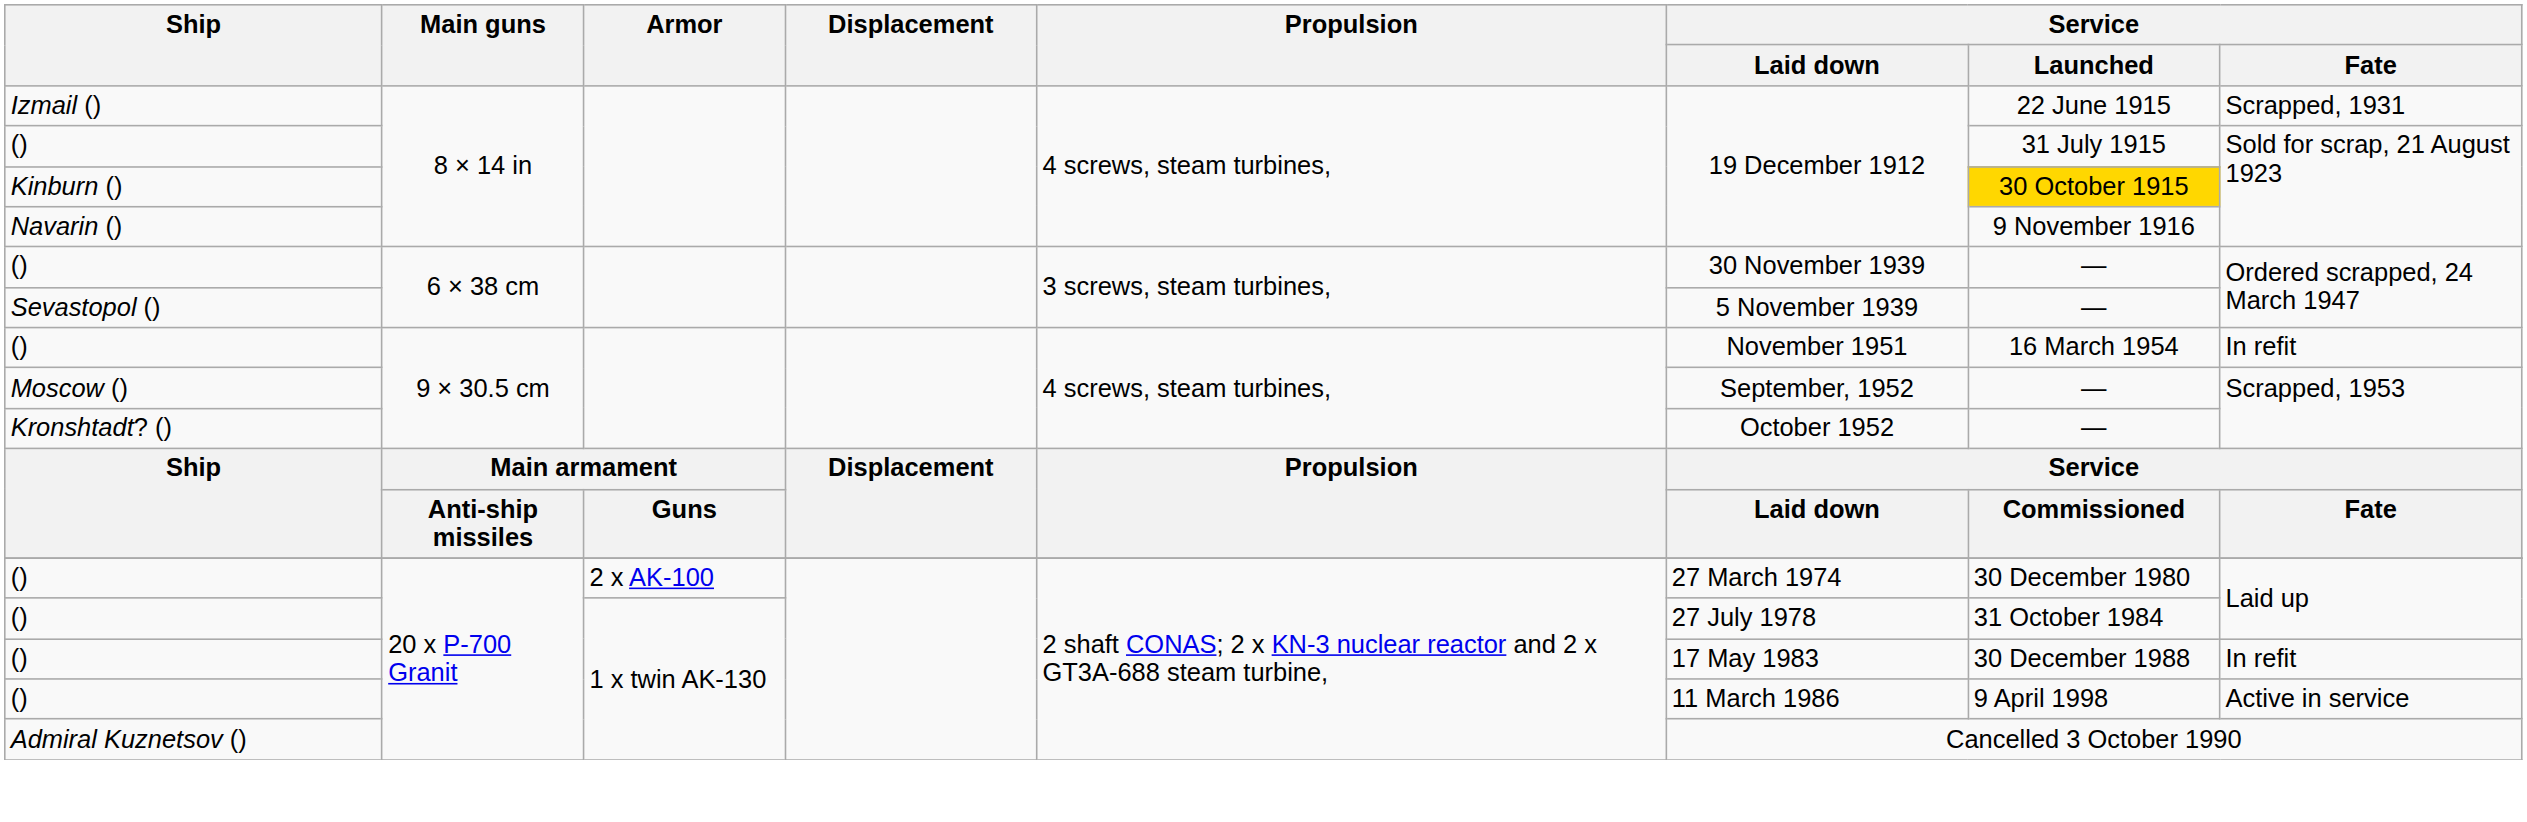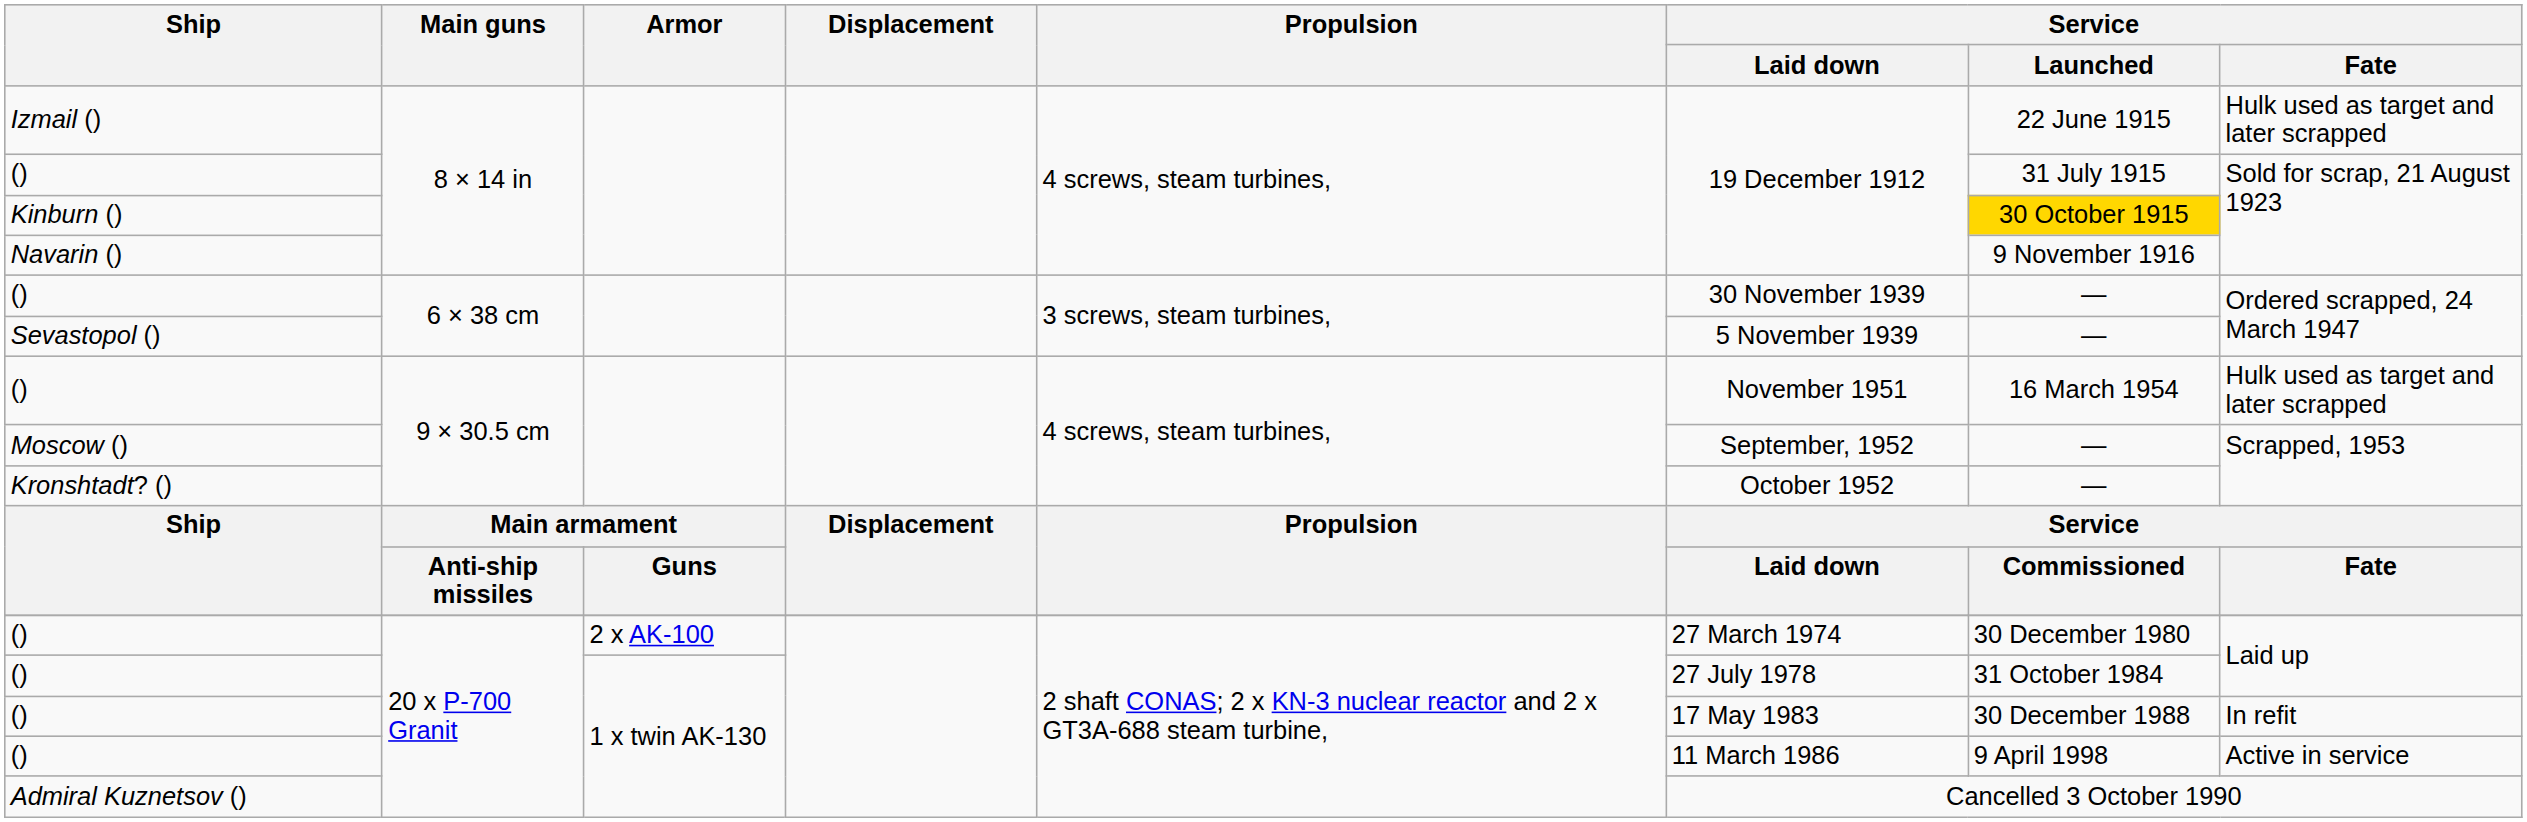(2315, 105) Scrapped, 1931 -> (2360, 119) Hulk used as target and later scrapped
(2261, 347) In refit -> (2360, 390) Hulk used as target and later scrapped
